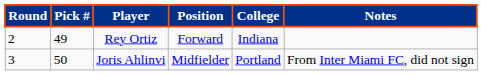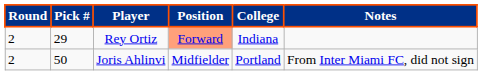(61, 38) 49 -> (61, 38) 29
(200, 38) no background -> (200, 38) lightsalmon background
(11, 59) 3 -> (11, 59) 2
